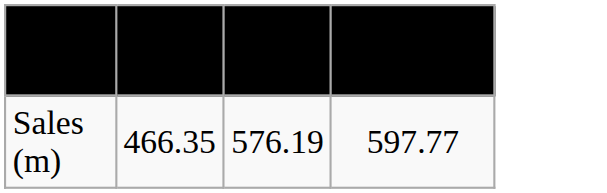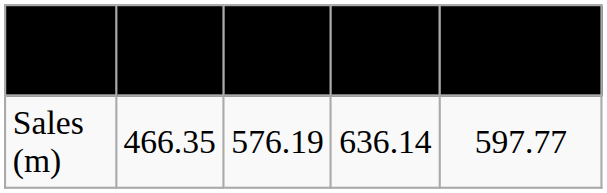+ column: (385, 50)
